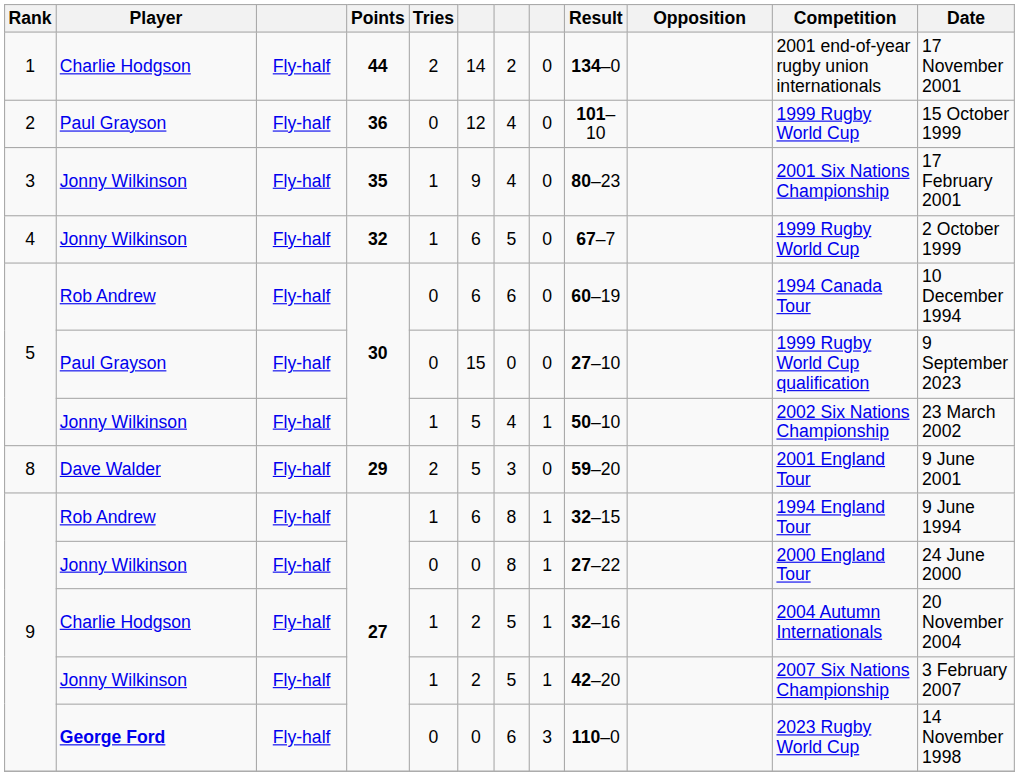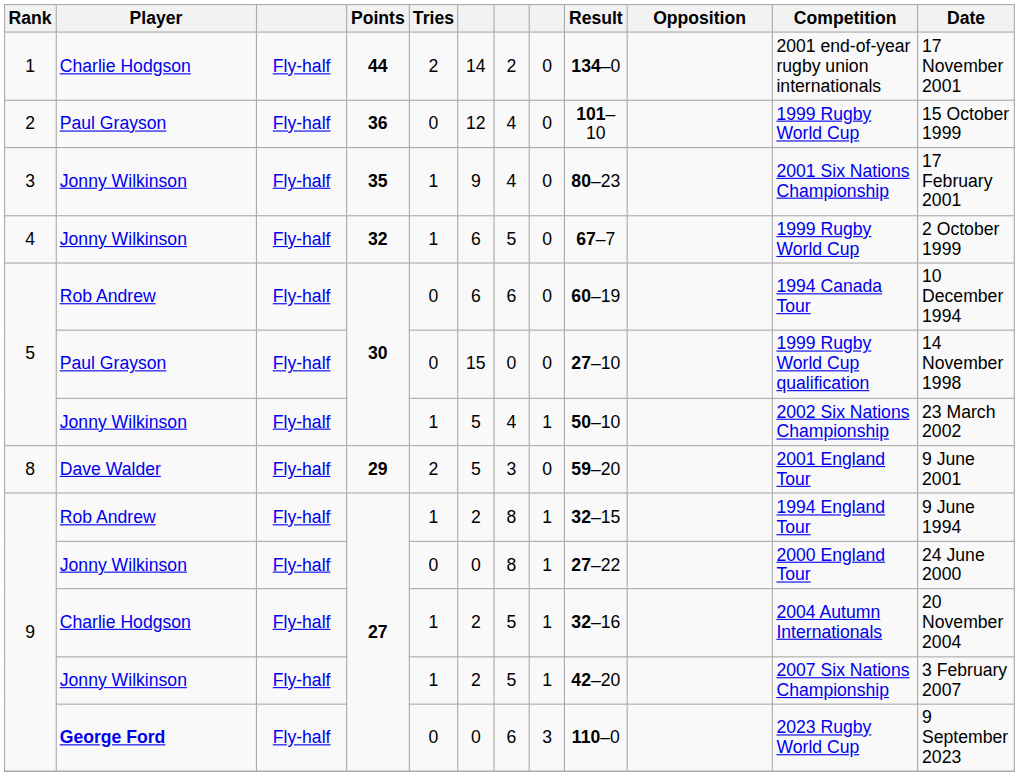(965, 364) 9 September 2023 -> (963, 364) 14 November 1998
(476, 517) 6 -> (476, 517) 2
(963, 737) 14 November 1998 -> (965, 737) 9 September 2023
